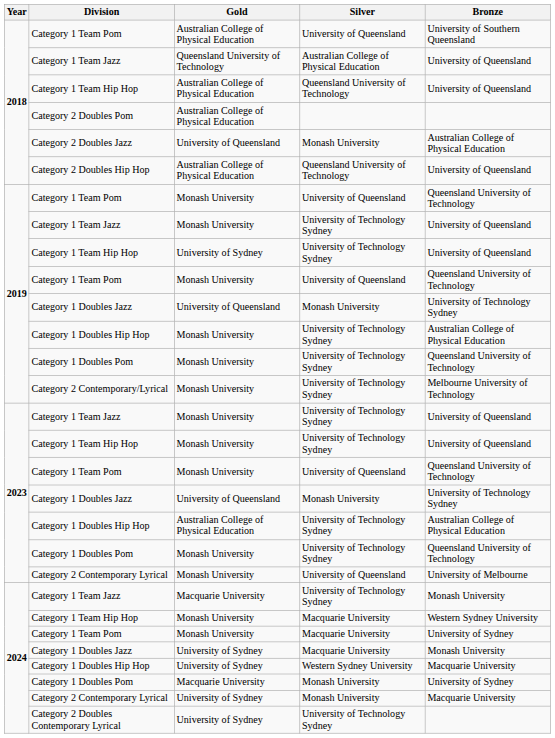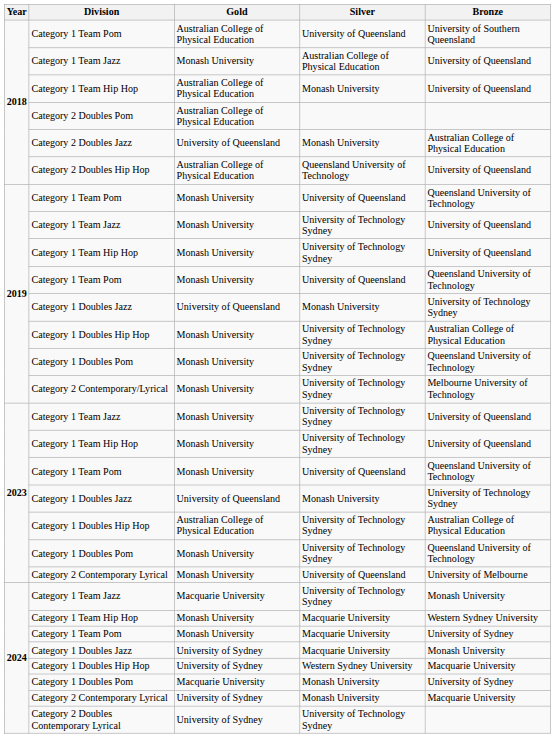(228, 61) Queensland University of Technology -> (215, 61) Monash University
(354, 88) Queensland University of Technology -> (341, 88) Monash University
(220, 252) University of Sydney -> (215, 252) Monash University
